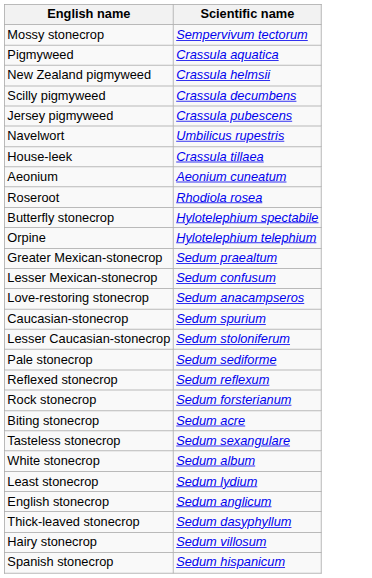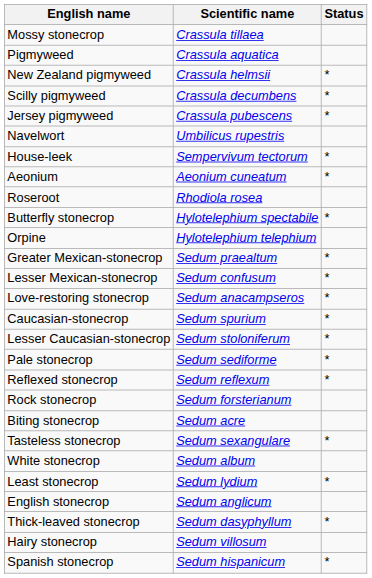+ column: (344, 14)
(242, 34) Sempervivum tectorum -> (220, 34) Crassula tillaea
(220, 156) Crassula tillaea -> (242, 156) Sempervivum tectorum
